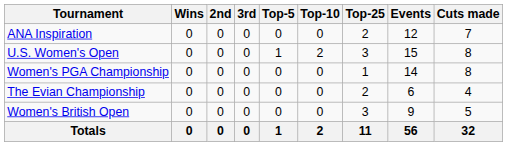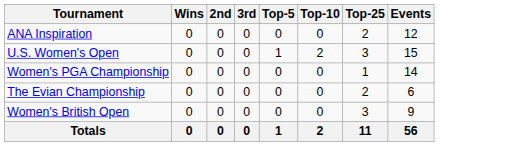- column: (468, 14)
